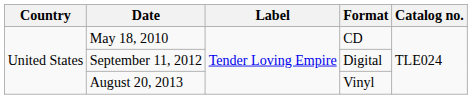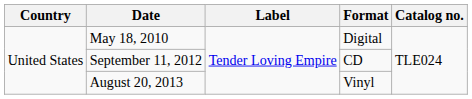(353, 37) CD -> (363, 37) Digital
(363, 60) Digital -> (353, 60) CD
